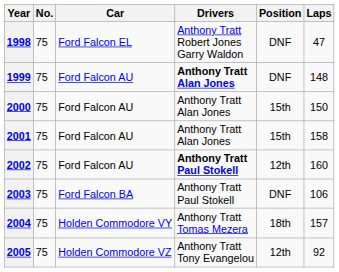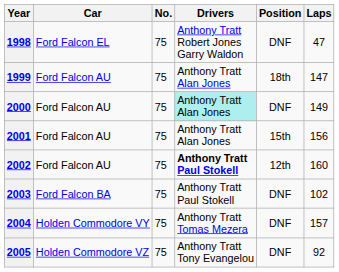columns swapped: (45, 13) <-> (115, 13)
(212, 77) bold -> (209, 77) normal
(280, 77) DNF -> (280, 77) 18th
(319, 77) 148 -> (319, 77) 147
(209, 107) no background -> (209, 107) paleturquoise background
(280, 107) 15th -> (280, 107) DNF
(319, 107) 150 -> (319, 107) 149
(319, 136) 158 -> (319, 136) 156
(319, 194) 106 -> (319, 194) 102
(280, 223) 18th -> (280, 223) DNF
(280, 252) 12th -> (280, 252) DNF
